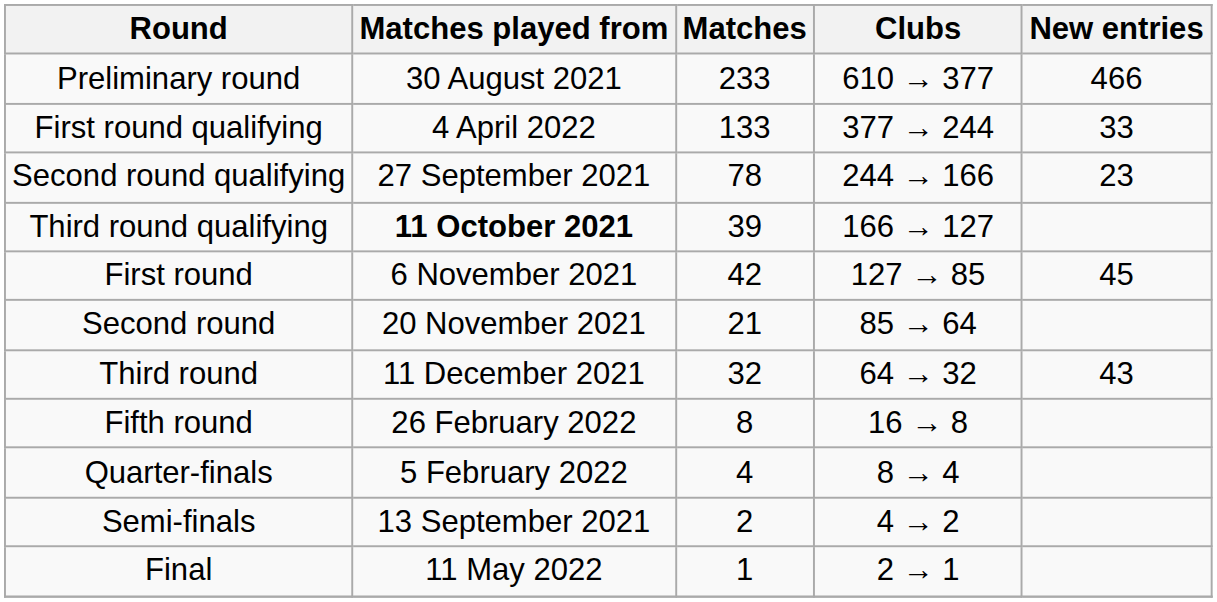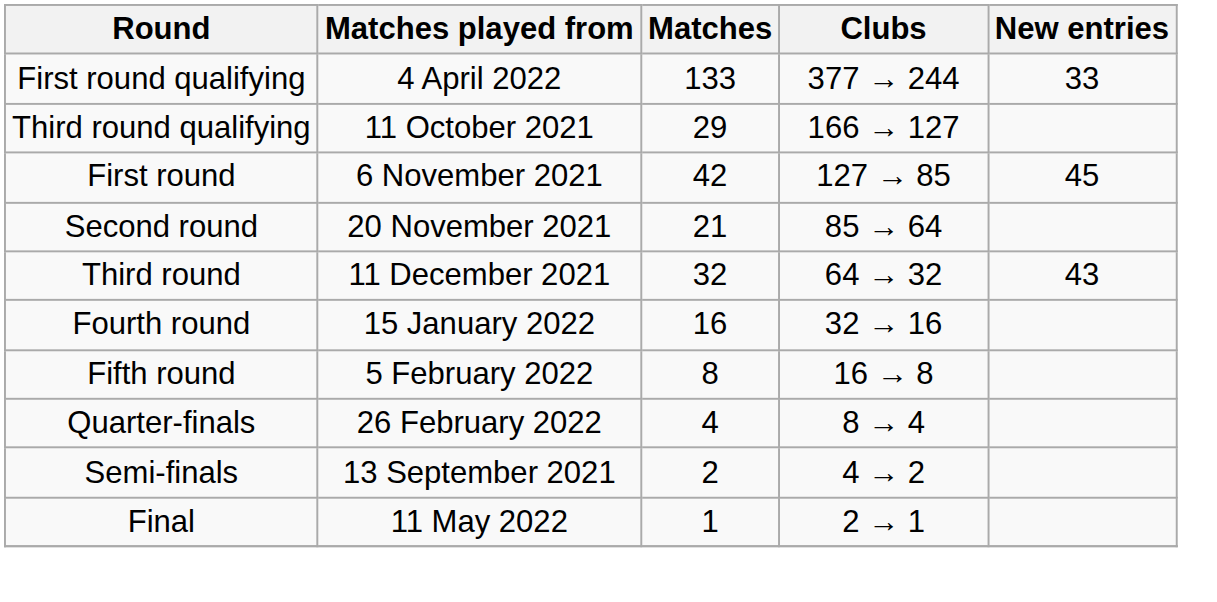- row: (179, 78)
- row: (179, 176)
(514, 226) bold -> (479, 127) normal
(745, 226) 39 -> (710, 127) 29
+ row: (161, 324)
(514, 422) 26 February 2022 -> (479, 373) 5 February 2022
(514, 472) 5 February 2022 -> (479, 422) 26 February 2022
